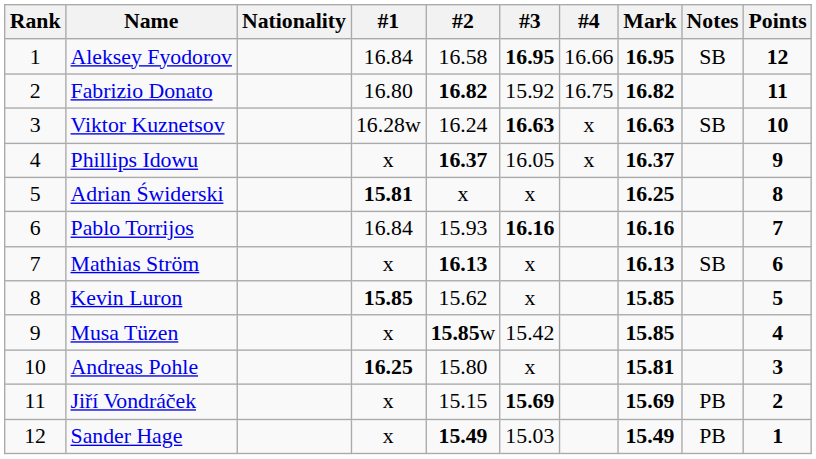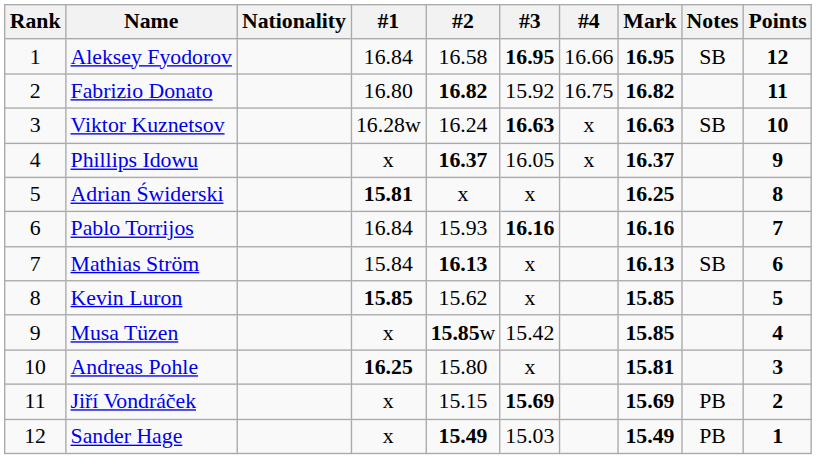(388, 263) x -> (388, 263) 15.84
